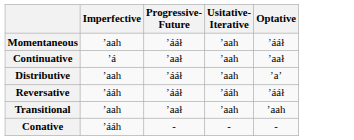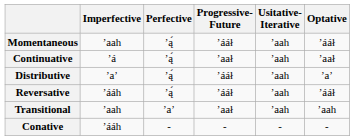+ column: (169, 19)
(112, 76) ’aah -> (112, 76) ’a’
(229, 93) ’ááh -> (280, 93) ’aah
